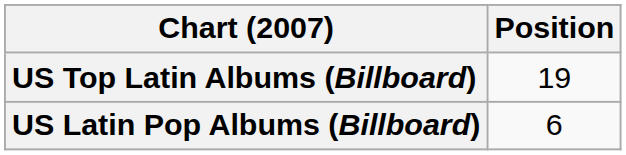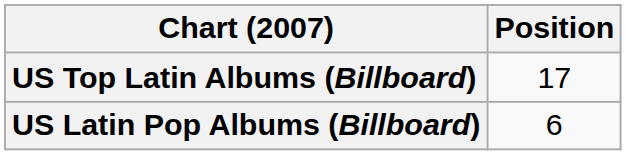(554, 76) 19 -> (554, 76) 17
